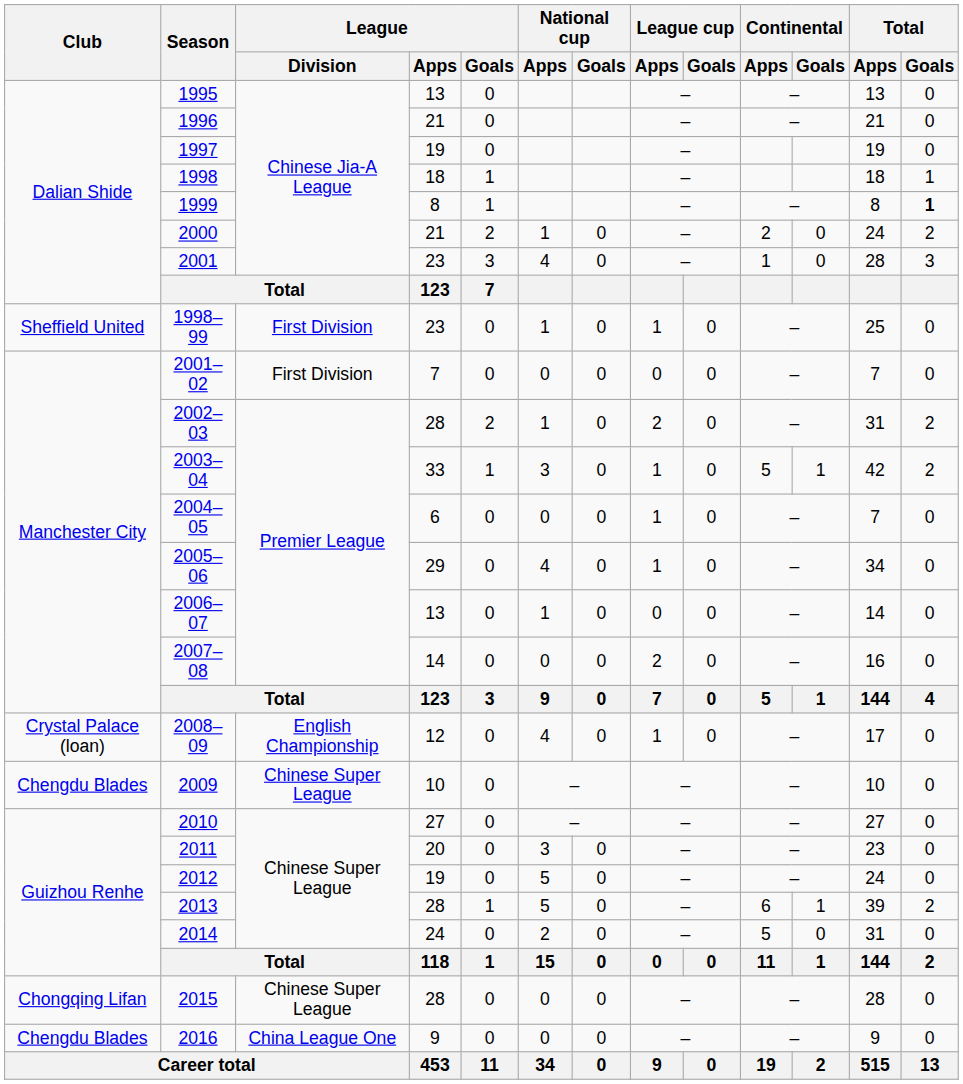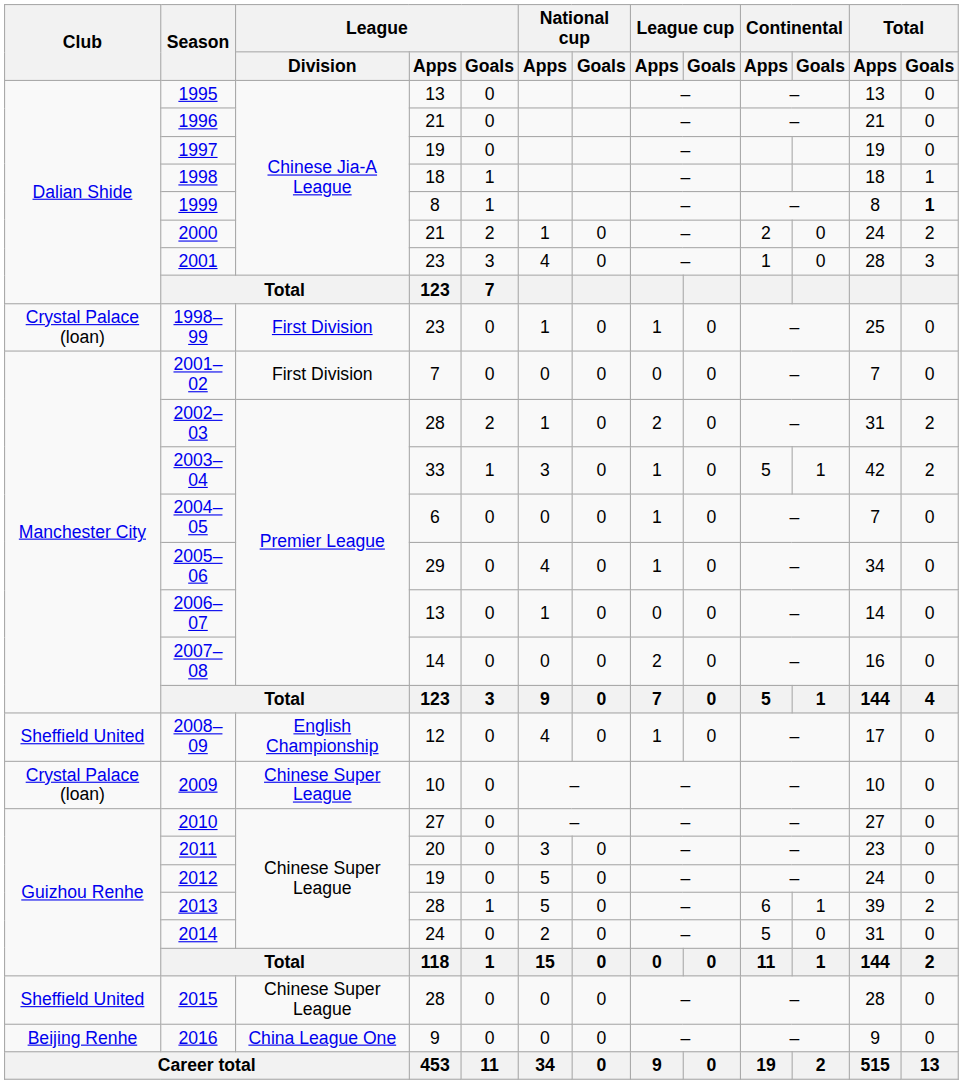(82, 327) Sheffield United -> (82, 327) Crystal Palace (loan)
(82, 736) Crystal Palace (loan) -> (82, 736) Sheffield United
(82, 784) Chengdu Blades -> (82, 784) Crystal Palace (loan)
(82, 999) Chongqing Lifan -> (82, 999) Sheffield United
(82, 1037) Chengdu Blades -> (82, 1037) Beijing Renhe
